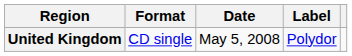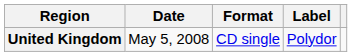columns swapped: (239, 16) <-> (160, 16)
